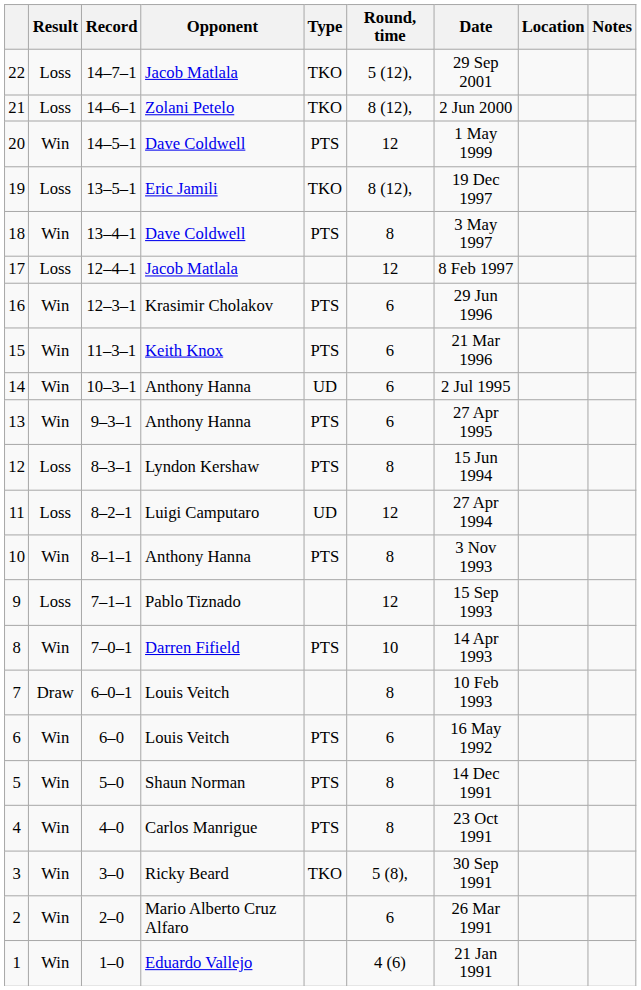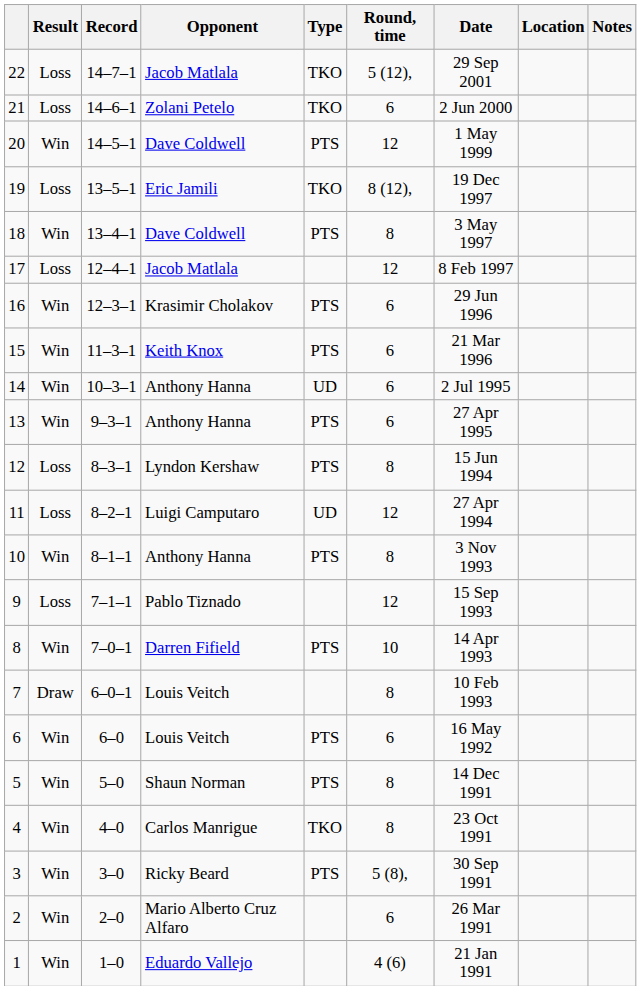(390, 107) 8 (12), -> (390, 107) 6
(325, 827) PTS -> (325, 827) TKO
(325, 873) TKO -> (325, 873) PTS
